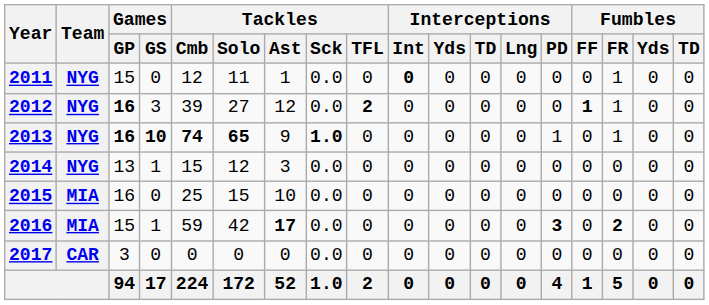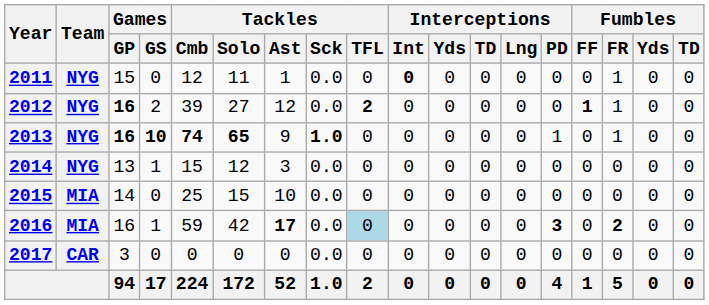(156, 108) 3 -> (156, 108) 2
(124, 196) 16 -> (124, 196) 14
(124, 226) 15 -> (124, 226) 16
(367, 226) no background -> (367, 226) lightblue background
